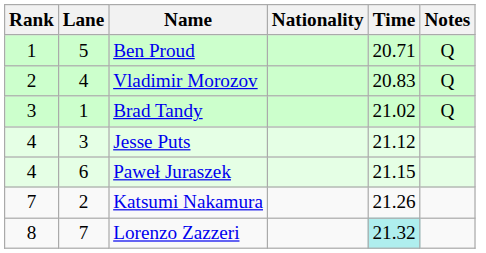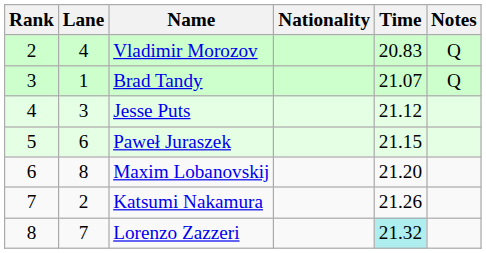- row: (154, 50)
(394, 111) 21.02 -> (400, 80) 21.07
(31, 171) 4 -> (31, 141) 5
+ row: (191, 171)
